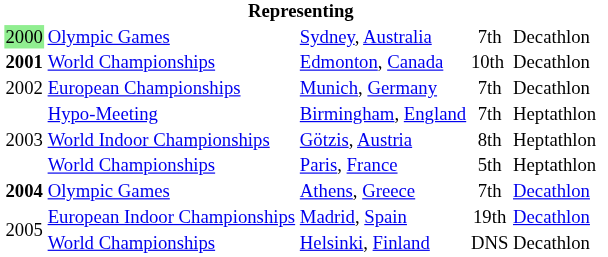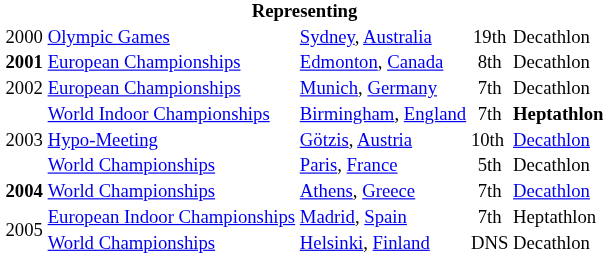(24, 36) lightgreen background -> (24, 36) no background
(490, 36) 7th -> (490, 36) 19th
(131, 62) World Championships -> (144, 62) European Championships
(488, 62) 10th -> (490, 62) 8th
(103, 113) Hypo-Meeting -> (159, 113) World Indoor Championships
(555, 113) normal -> (558, 113) bold
(159, 139) World Indoor Championships -> (103, 139) Hypo-Meeting
(490, 139) 8th -> (488, 139) 10th
(555, 139) Heptathlon -> (551, 139) Decathlon
(555, 165) Heptathlon -> (551, 165) Decathlon
(109, 191) Olympic Games -> (131, 191) World Championships
(490, 216) 19th -> (490, 216) 7th
(551, 216) Decathlon -> (555, 216) Heptathlon
